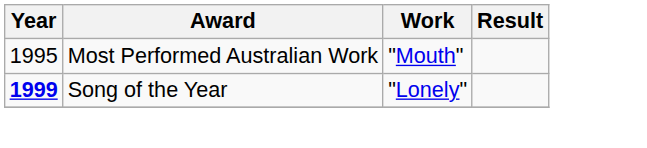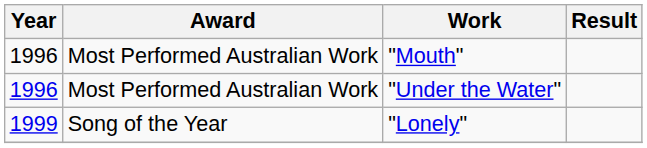(34, 55) 1995 -> (34, 55) 1996
+ row: (475, 90)
(34, 90) bold -> (34, 124) normal
